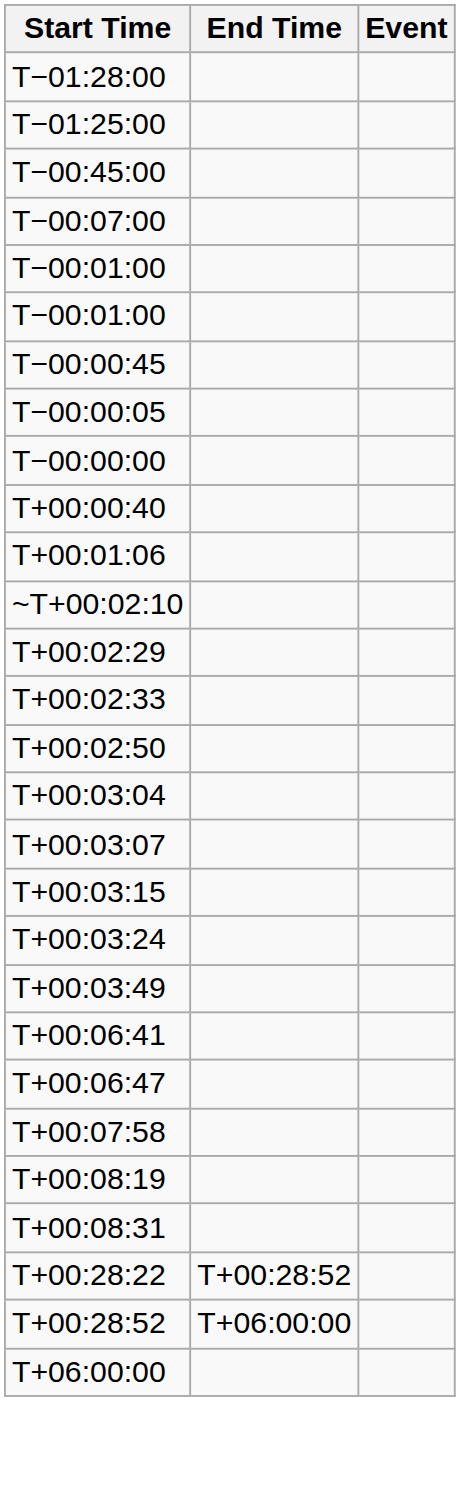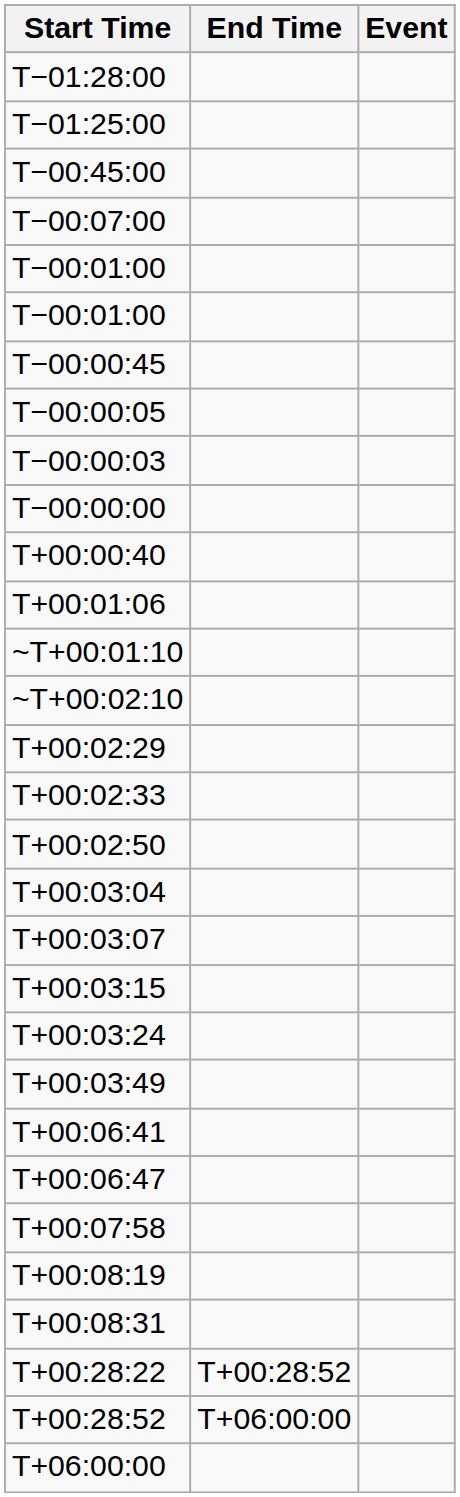+ row: (89, 460)
+ row: (98, 651)
